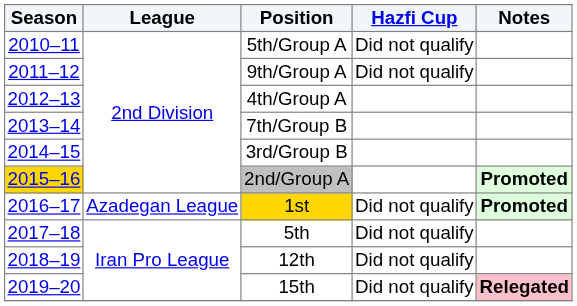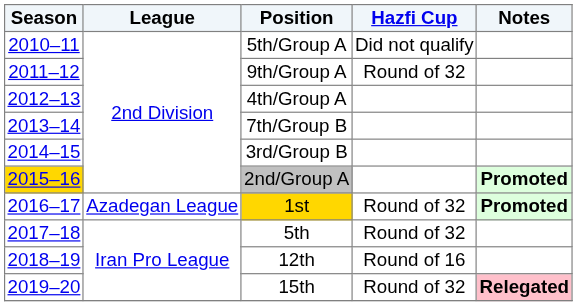(414, 71) Did not qualify -> (414, 71) Round of 32
(414, 206) Did not qualify -> (414, 206) Round of 32
(414, 233) Did not qualify -> (414, 233) Round of 32
(414, 260) Did not qualify -> (414, 260) Round of 16
(414, 287) Did not qualify -> (414, 287) Round of 32
